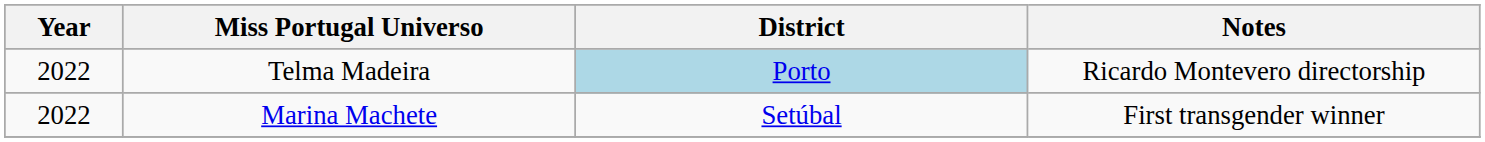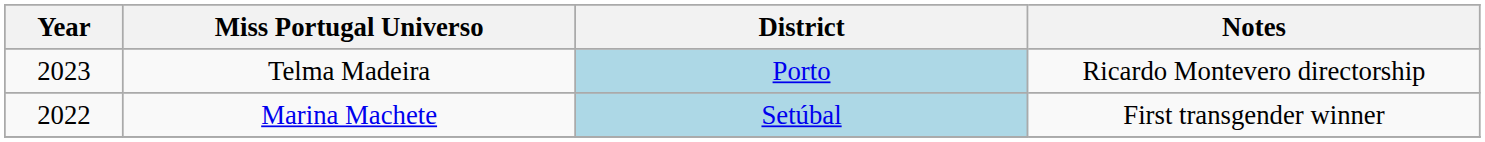(64, 70) 2022 -> (64, 70) 2023
(802, 114) no background -> (802, 114) lightblue background
